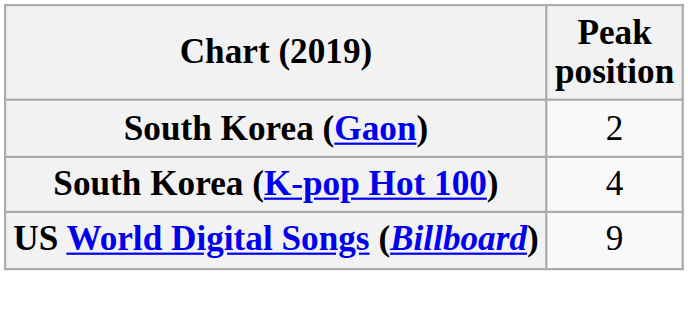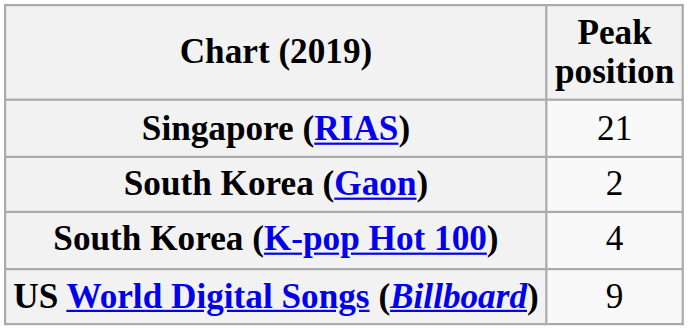+ row: (276, 127)
